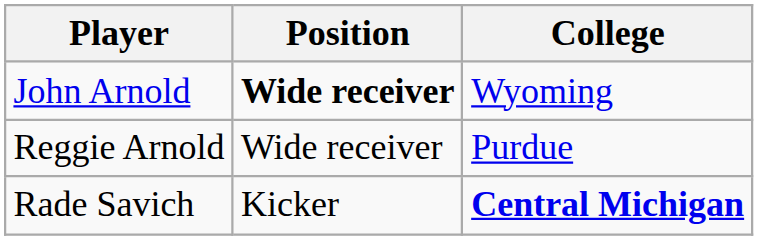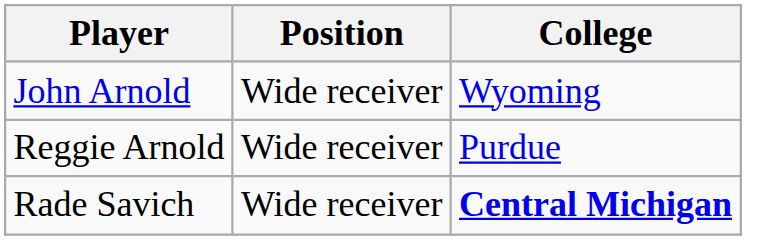(348, 90) bold -> (342, 90) normal
(290, 204) Kicker -> (342, 204) Wide receiver
